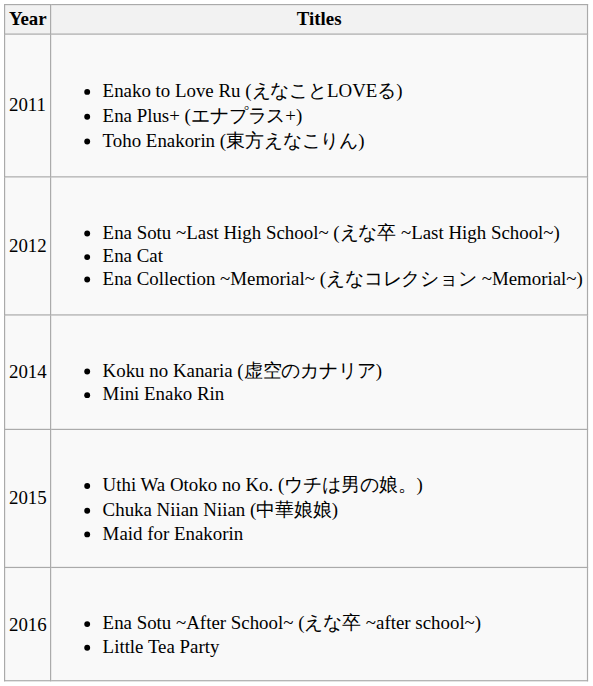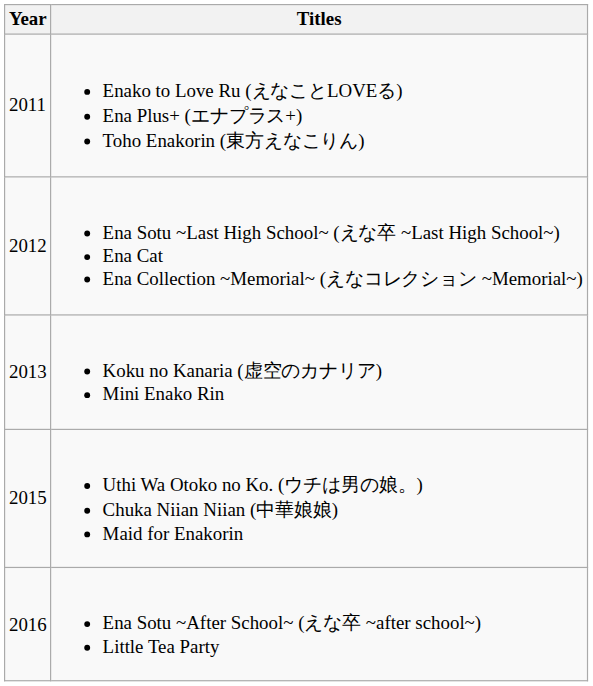(28, 371) 2014 -> (28, 371) 2013
